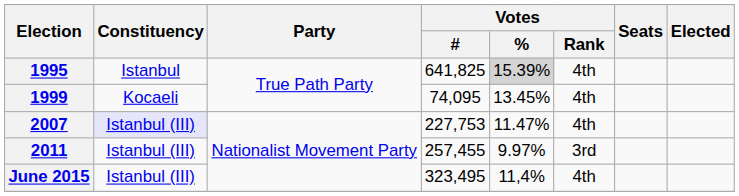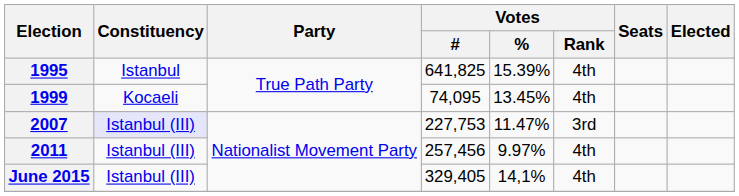(522, 71) lightgrey background -> (522, 71) no background
(584, 124) 4th -> (584, 124) 3rd
(455, 151) 257,455 -> (455, 151) 257,456
(584, 151) 3rd -> (584, 151) 4th
(455, 177) 323,495 -> (455, 177) 329,405
(522, 177) 11,4% -> (522, 177) 14,1%
